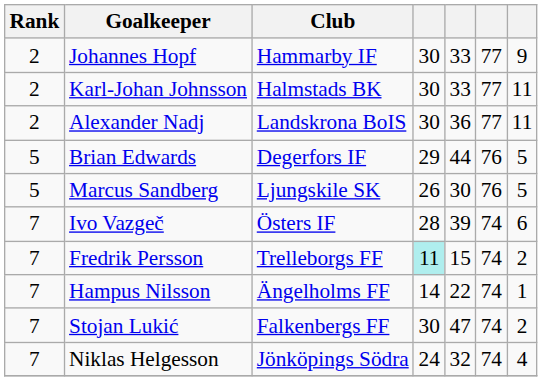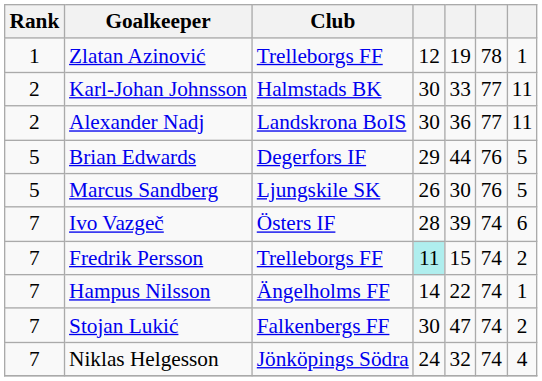+ row: (137, 55)
- row: (133, 55)
